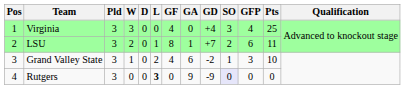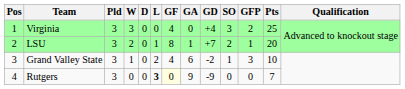(251, 28) 4 -> (251, 28) 2
(251, 44) 6 -> (251, 44) 1
(272, 44) 11 -> (272, 44) 20
(171, 76) no background -> (171, 76) lightyellow background
(229, 76) lavender background -> (229, 76) no background
(272, 76) 0 -> (272, 76) 7
